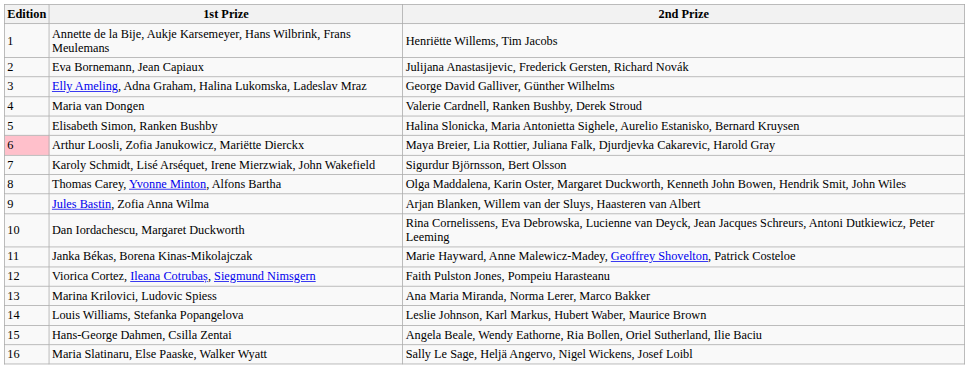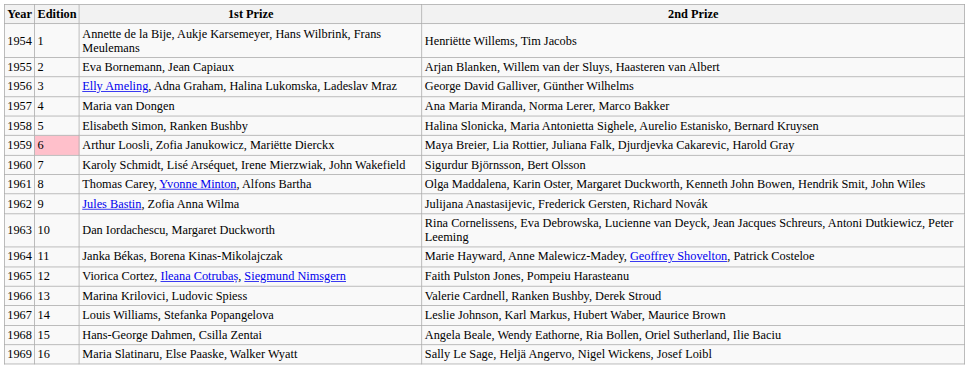+ column: (20, 14)
(547, 67) Julijana Anastasijevic, Frederick Gersten, Richard Novák -> (572, 67) Arjan Blanken, Willem van der Sluys, Haasteren van Albert
(524, 106) Valerie Cardnell, Ranken Bushby, Derek Stroud -> (547, 106) Ana Maria Miranda, Norma Lerer, Marco Bakker
(553, 203) Arjan Blanken, Willem van der Sluys, Haasteren van Albert -> (566, 203) Julijana Anastasijevic, Frederick Gersten, Richard Novák
(528, 295) Ana Maria Miranda, Norma Lerer, Marco Bakker -> (543, 295) Valerie Cardnell, Ranken Bushby, Derek Stroud
